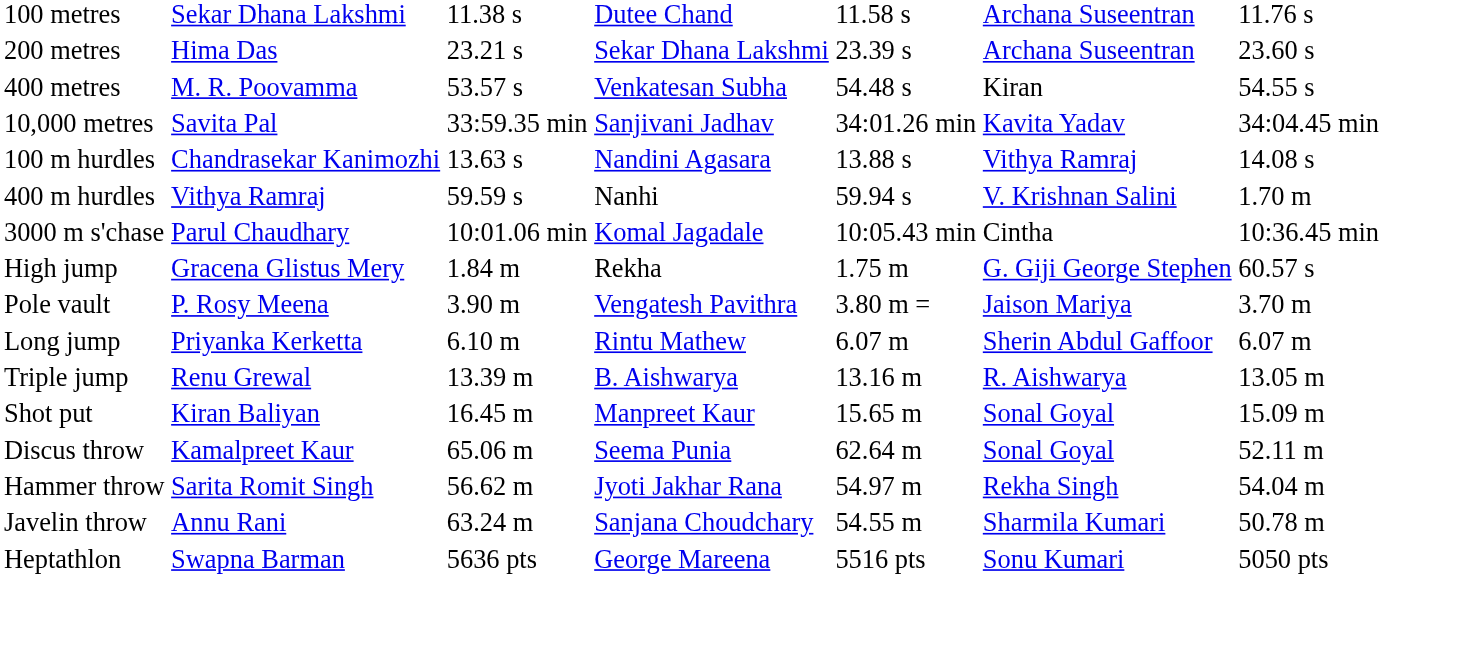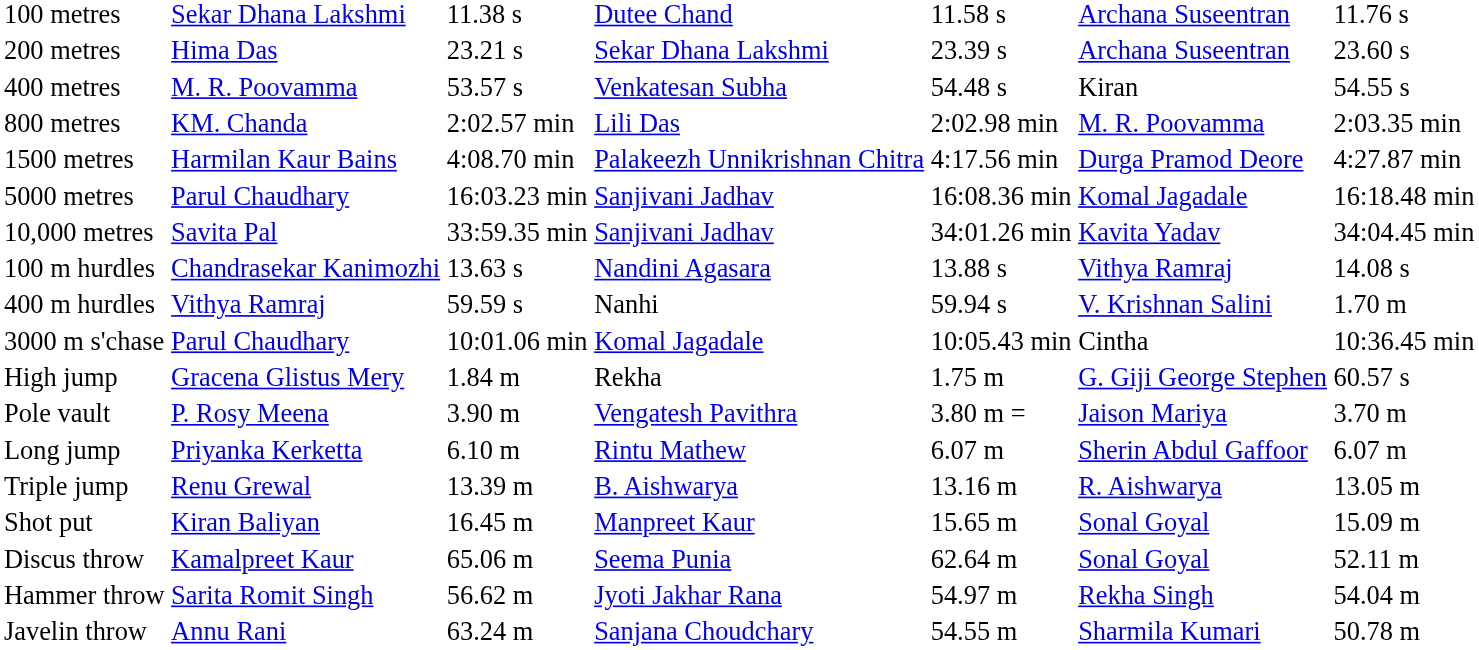+ row: (62, 123)
+ row: (69, 159)
+ row: (69, 195)
- row: (63, 558)
